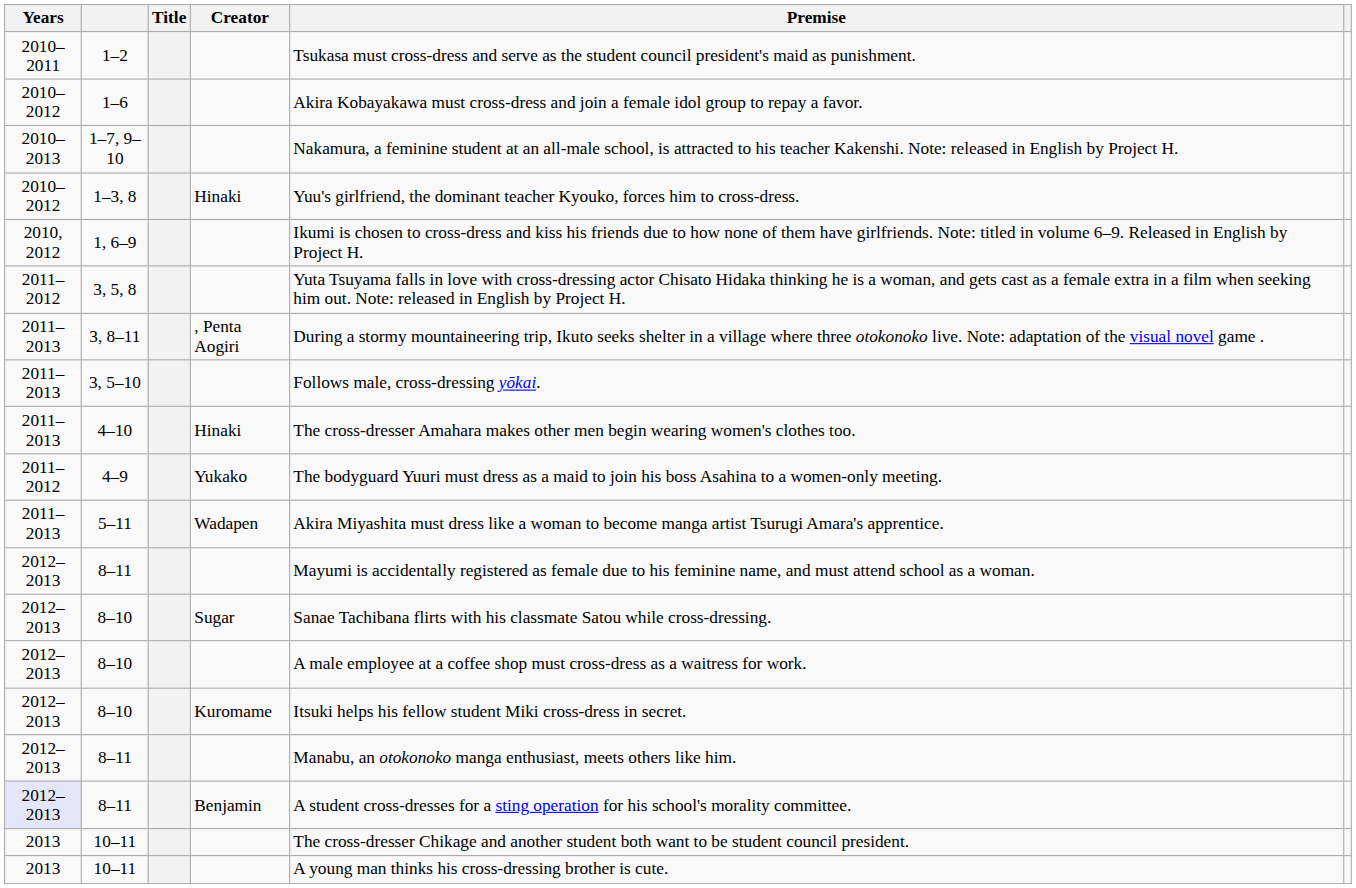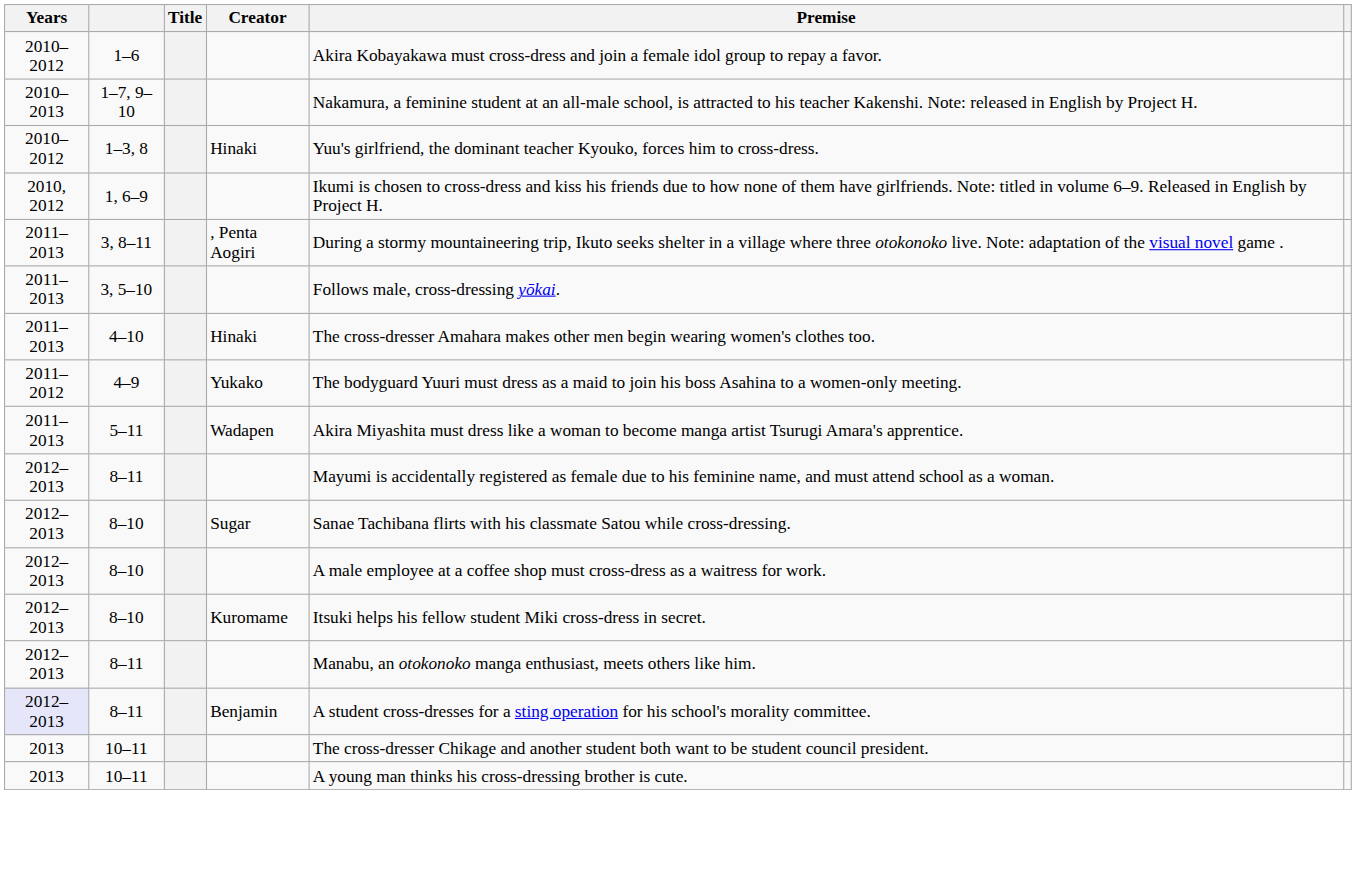- row: (115, 55)
- row: (115, 289)
